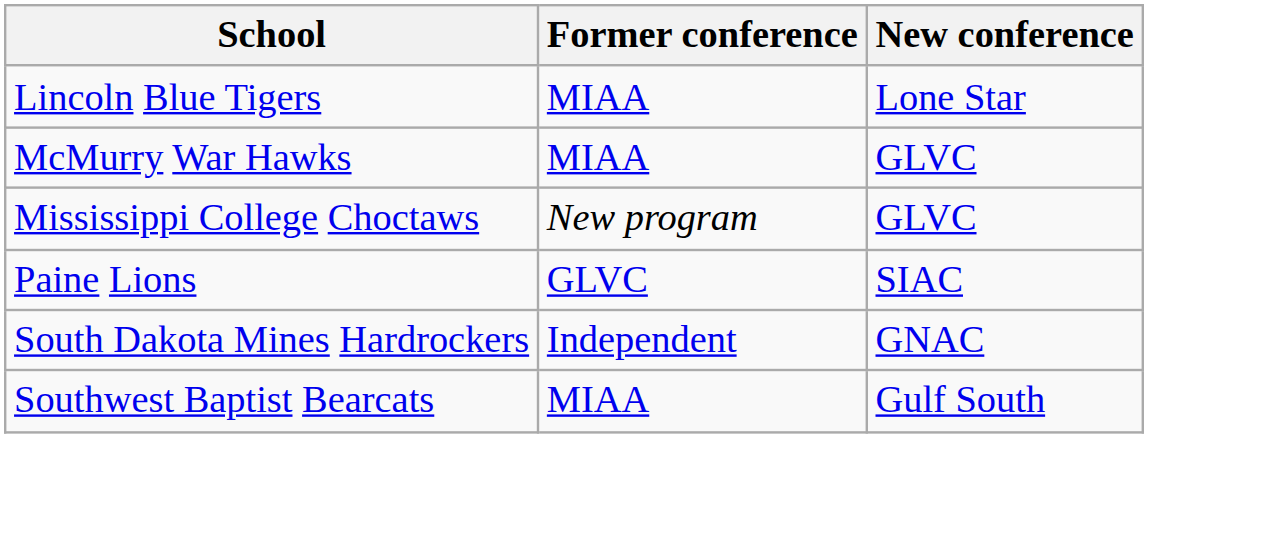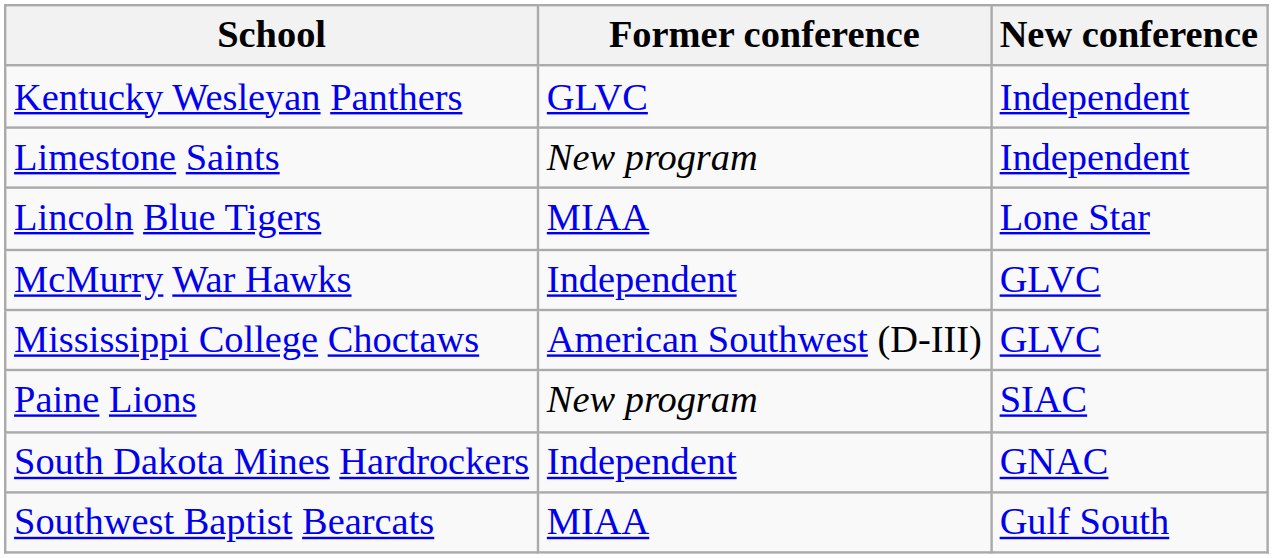+ row: (238, 95)
+ row: (147, 156)
(598, 156) MIAA -> (642, 278) Independent
(652, 217) New program -> (764, 339) American Southwest (D-III)
(597, 278) GLVC -> (652, 400) New program
